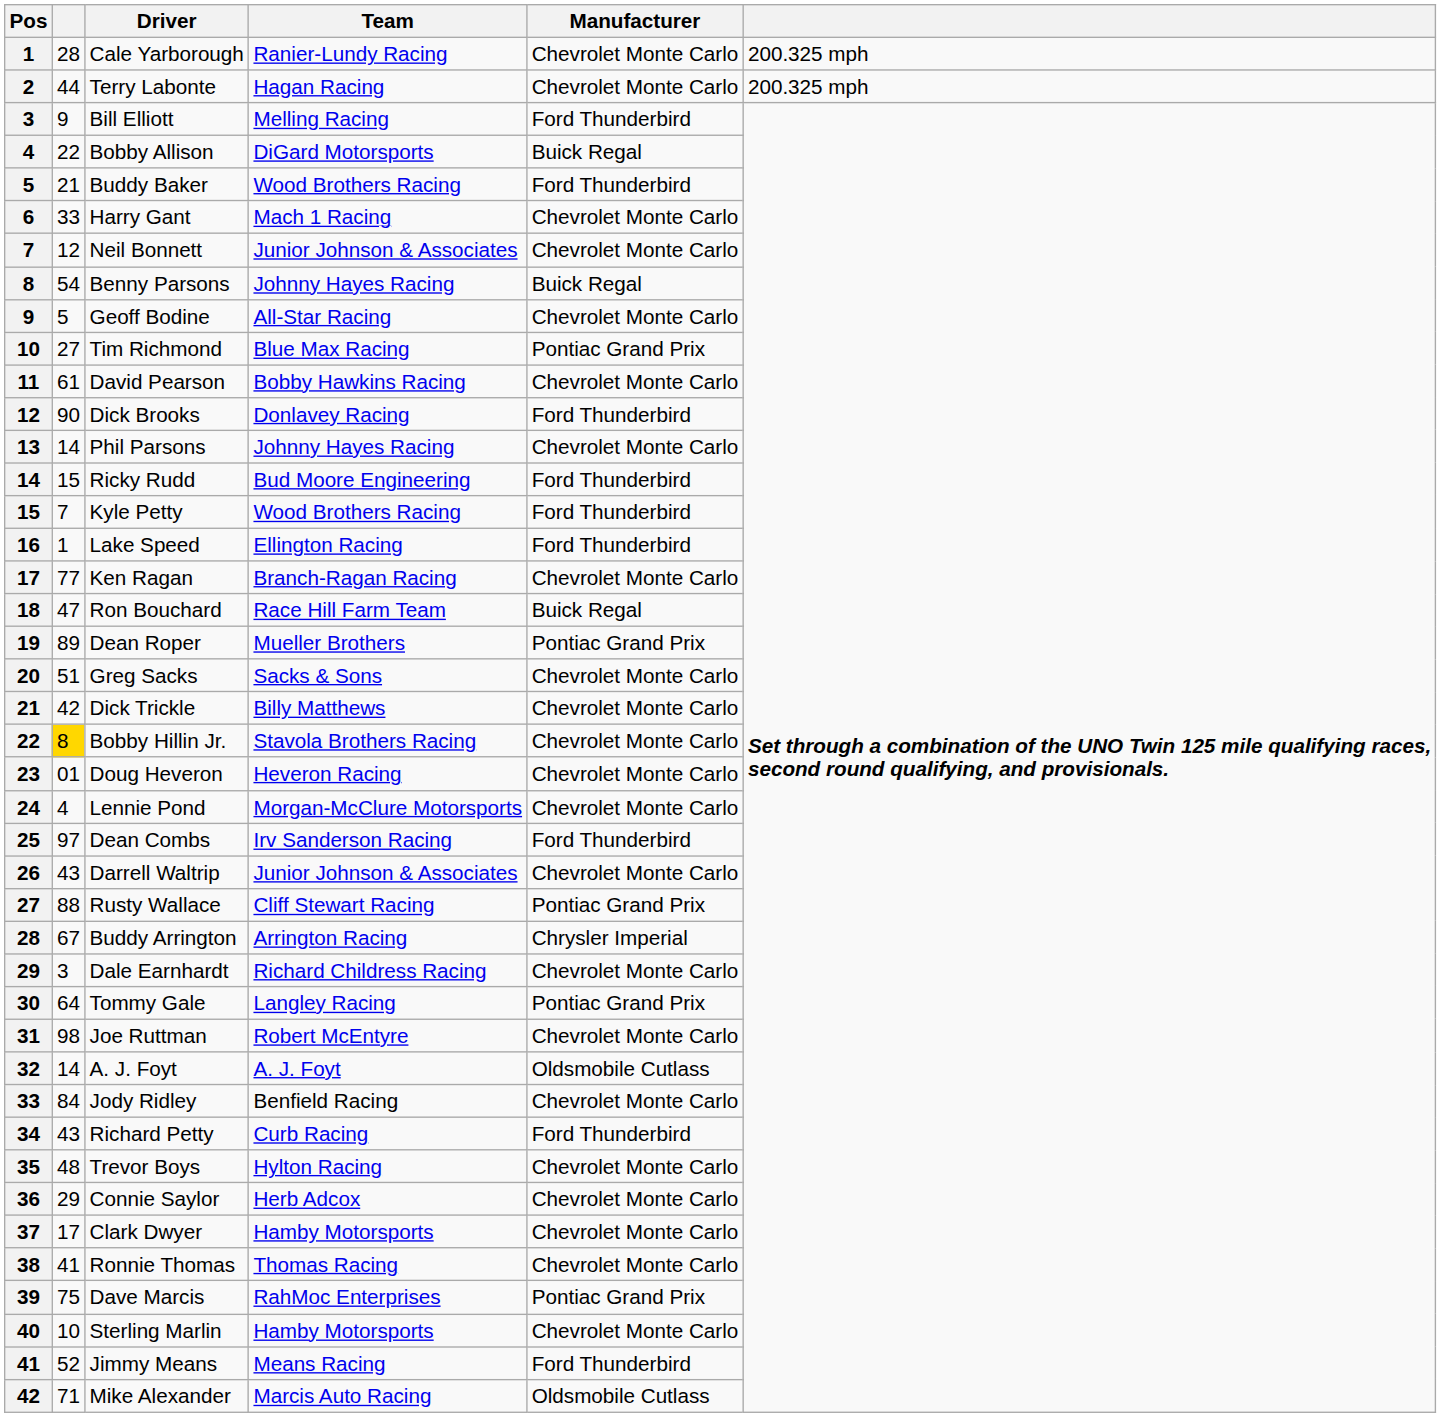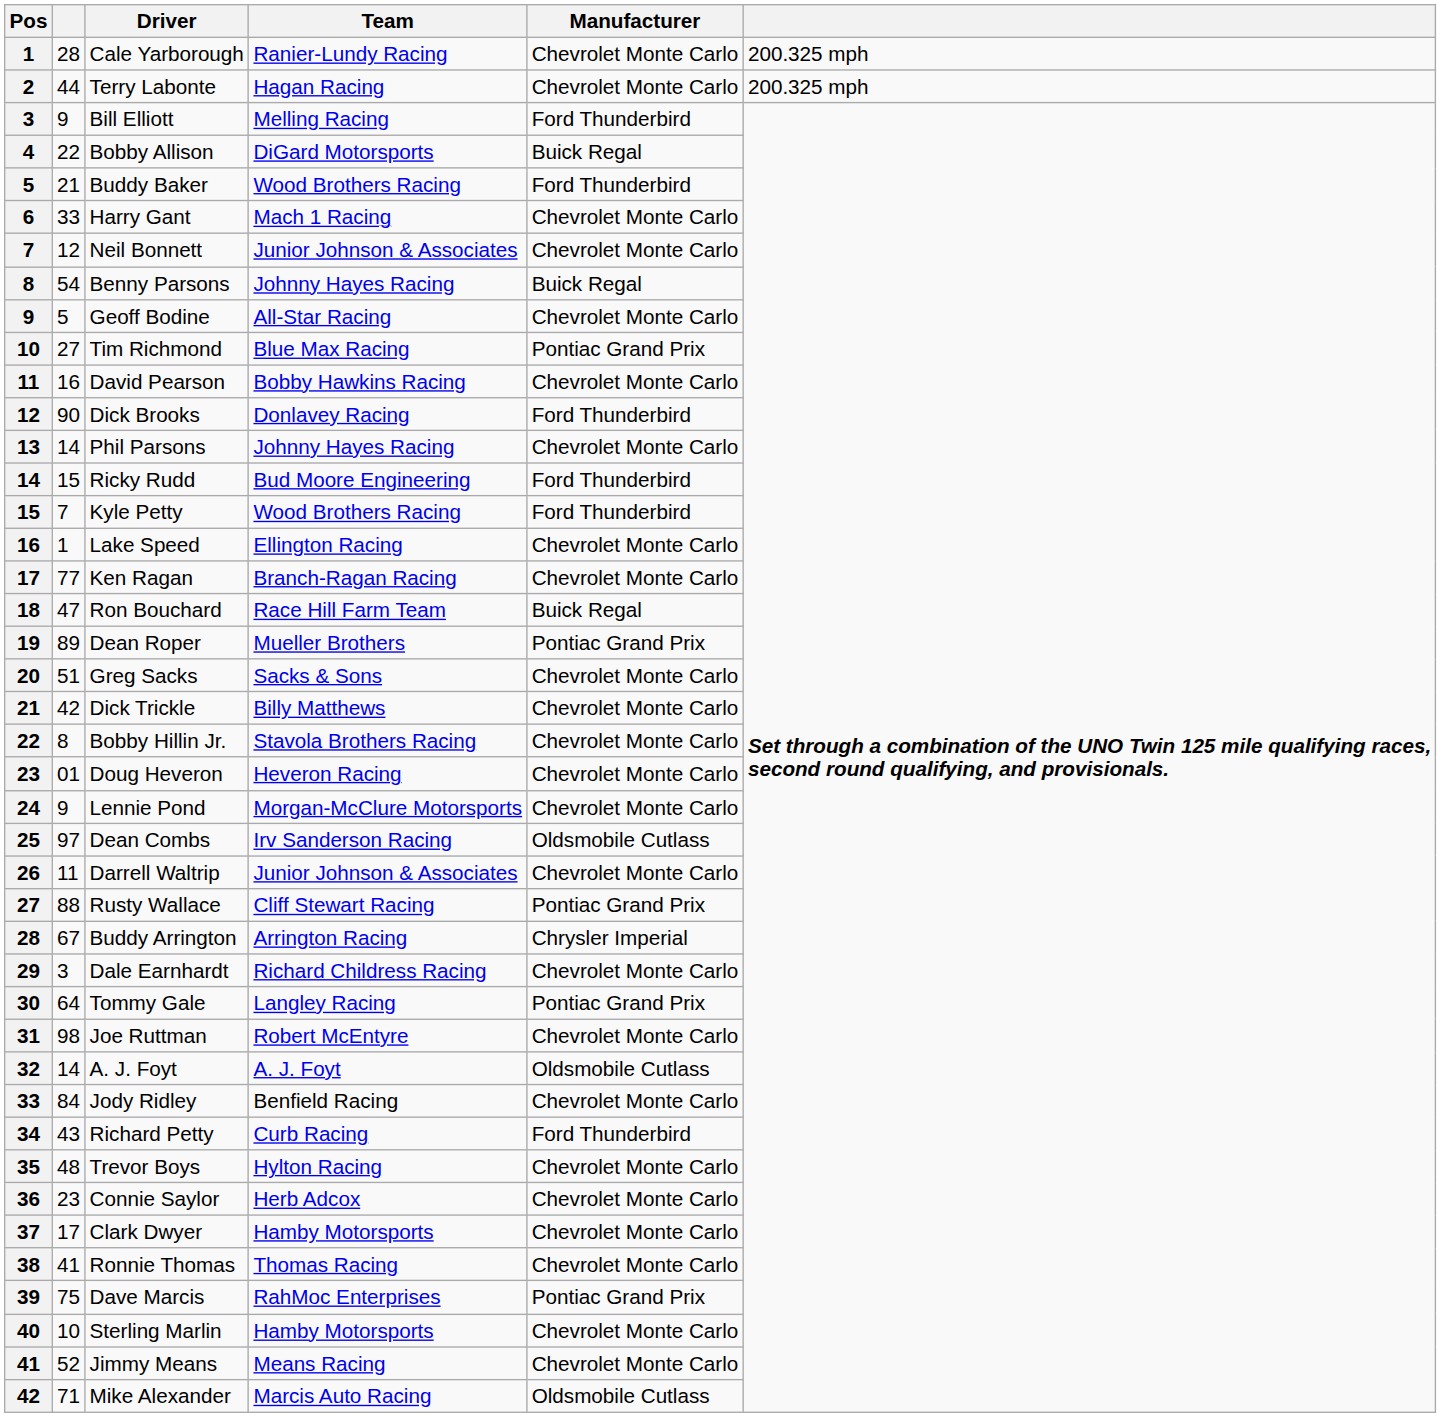(68, 381) 61 -> (68, 381) 16
(611, 545) Ford Thunderbird -> (635, 545) Chevrolet Monte Carlo
(63, 741) gold background -> (63, 741) no background
(63, 807) 4 -> (63, 807) 9
(611, 839) Ford Thunderbird -> (621, 839) Oldsmobile Cutlass
(68, 872) 43 -> (68, 872) 11
(68, 1199) 29 -> (68, 1199) 23
(611, 1363) Ford Thunderbird -> (635, 1363) Chevrolet Monte Carlo
